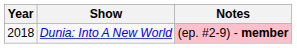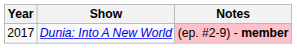(21, 33) 2018 -> (21, 33) 2017
